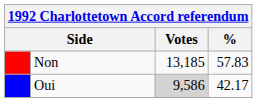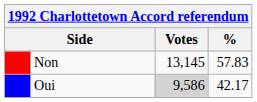(185, 62) 13,185 -> (185, 62) 13,145
